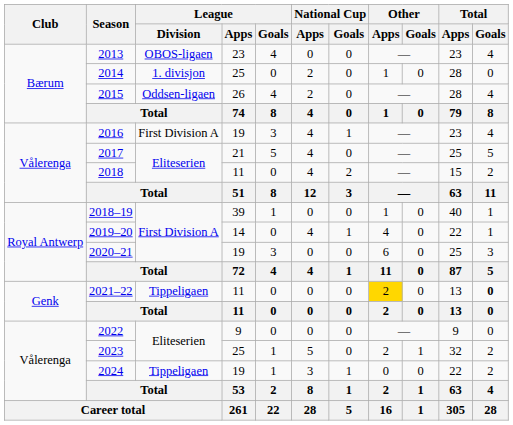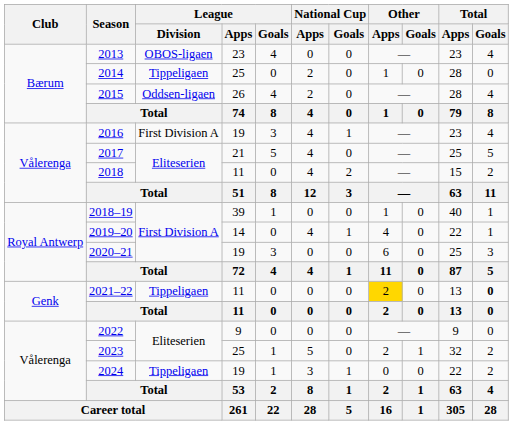(179, 73) 1. divisjon -> (179, 73) Tippeligaen
